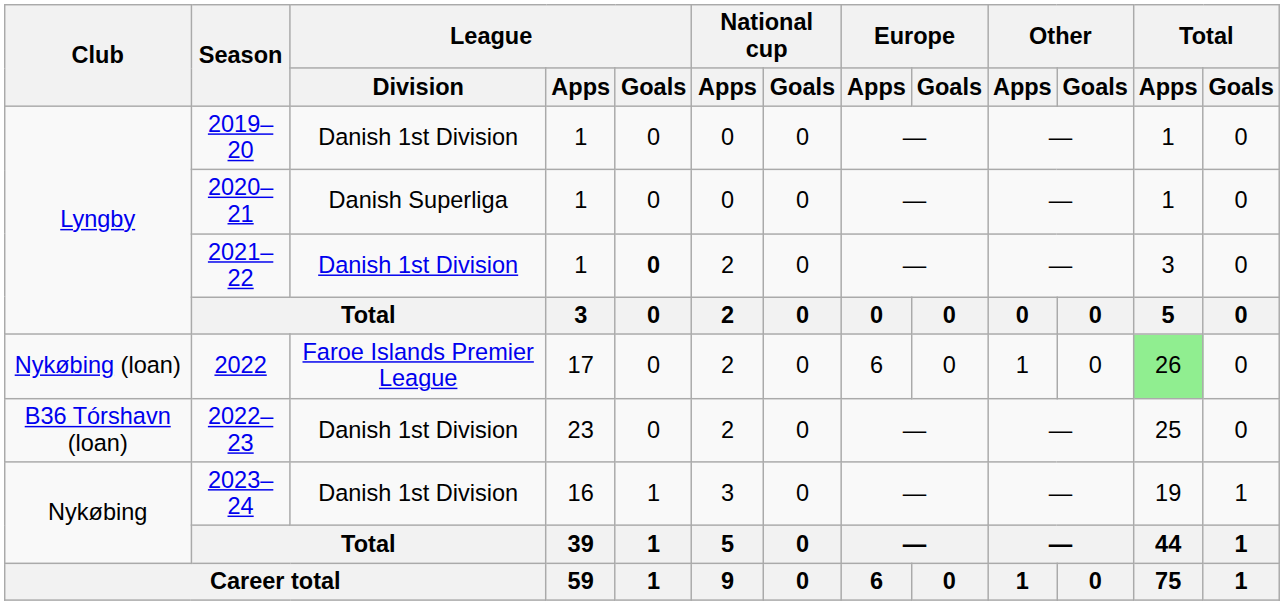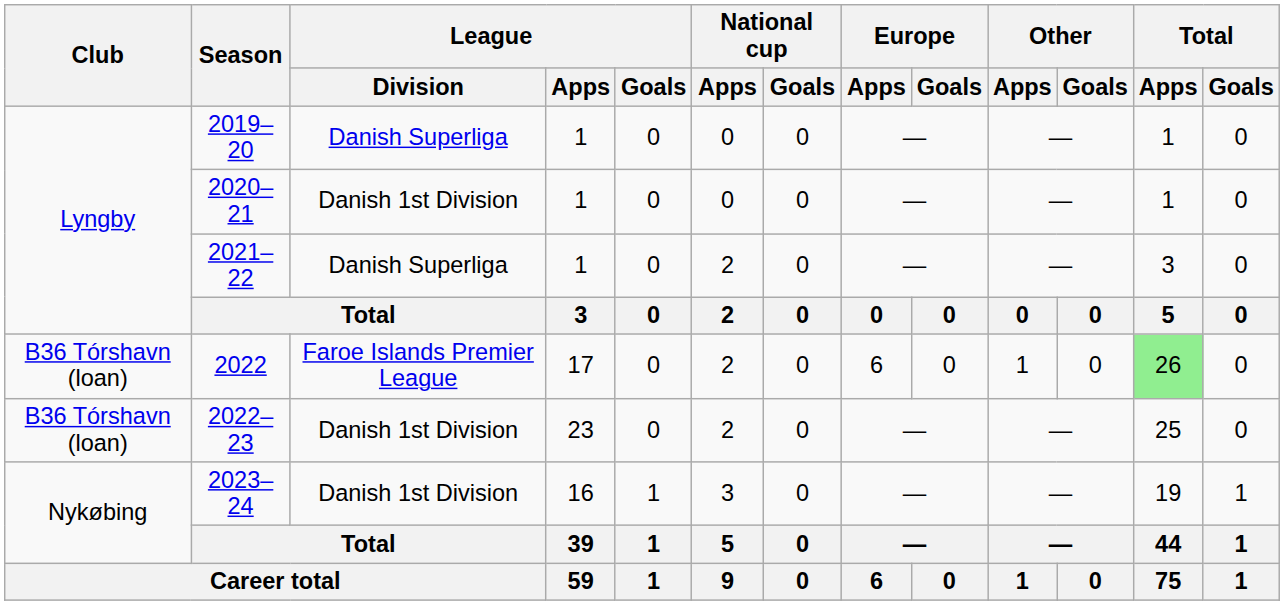(418, 137) Danish 1st Division -> (418, 137) Danish Superliga
(418, 201) Danish Superliga -> (418, 201) Danish 1st Division
(418, 264) Danish 1st Division -> (418, 264) Danish Superliga
(654, 264) bold -> (654, 264) normal
(98, 366) Nykøbing (loan) -> (98, 366) B36 Tórshavn (loan)
